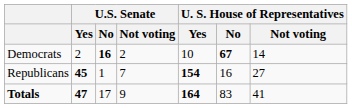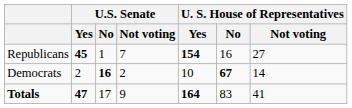rows swapped: (34, 53) <-> (38, 73)
